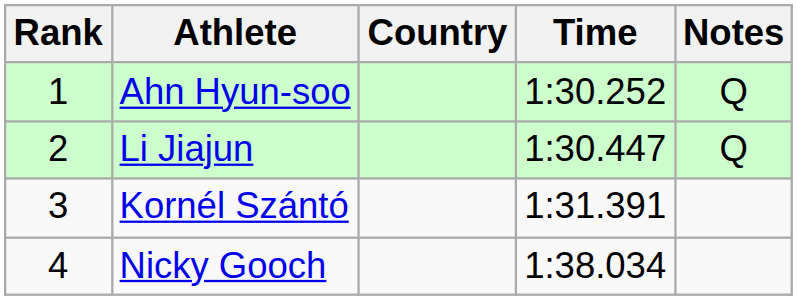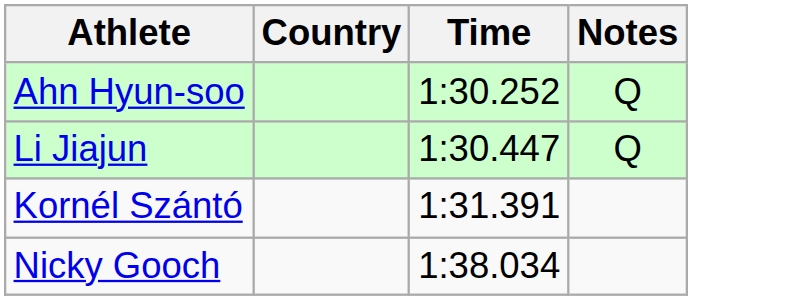- column: (58, 33)
